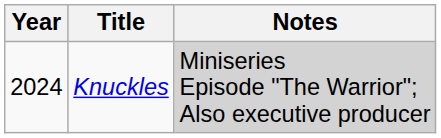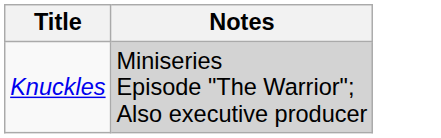- column: (36, 23)
